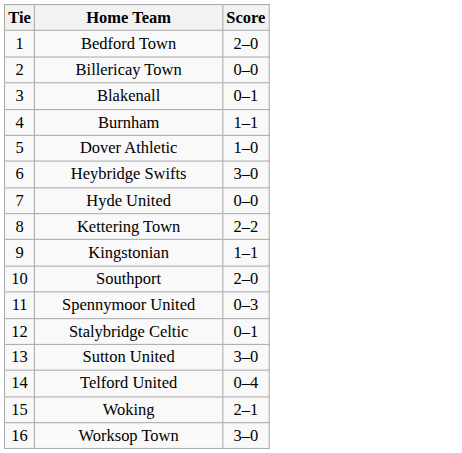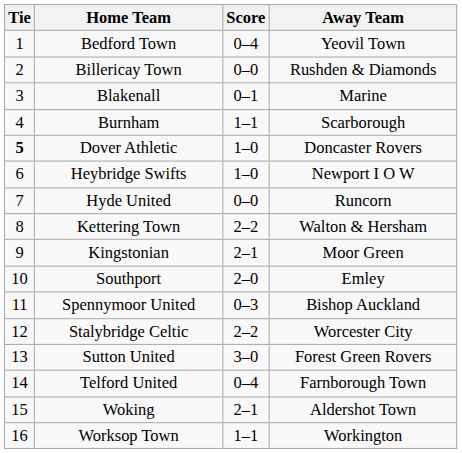+ column: (363, 17)
(246, 43) 2–0 -> (246, 43) 0–4
(20, 148) normal -> (20, 148) bold
(246, 174) 3–0 -> (246, 174) 1–0
(246, 252) 1–1 -> (246, 252) 2–1
(246, 331) 0–1 -> (246, 331) 2–2
(246, 435) 3–0 -> (246, 435) 1–1
